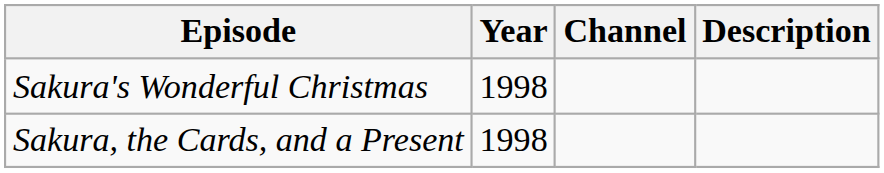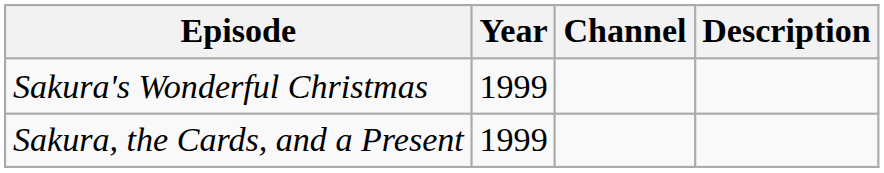(514, 85) 1998 -> (514, 85) 1999
(514, 139) 1998 -> (514, 139) 1999
